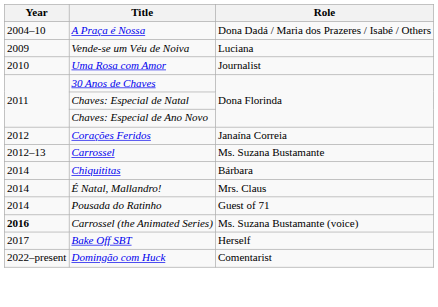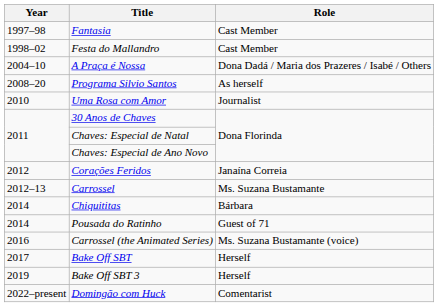+ row: (91, 30)
+ row: (115, 48)
+ row: (124, 83)
- row: (130, 48)
- row: (116, 188)
(18, 223) bold -> (18, 240) normal
+ row: (106, 275)
